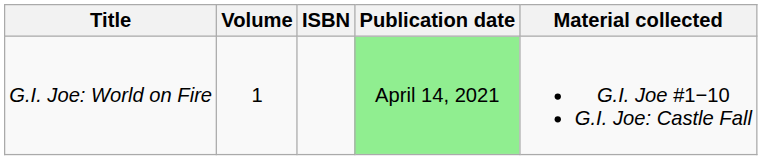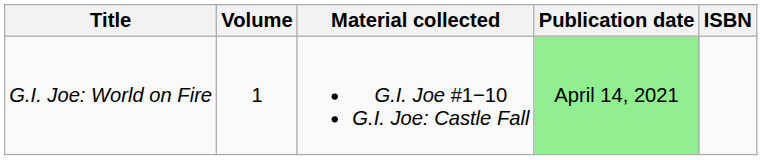columns swapped: (638, 20) <-> (326, 20)
